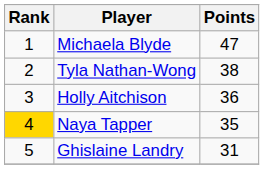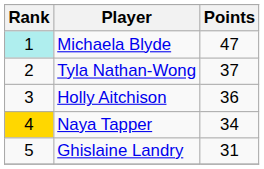(29, 44) no background -> (29, 44) paleturquoise background
(229, 71) 38 -> (229, 71) 37
(229, 124) 35 -> (229, 124) 34
